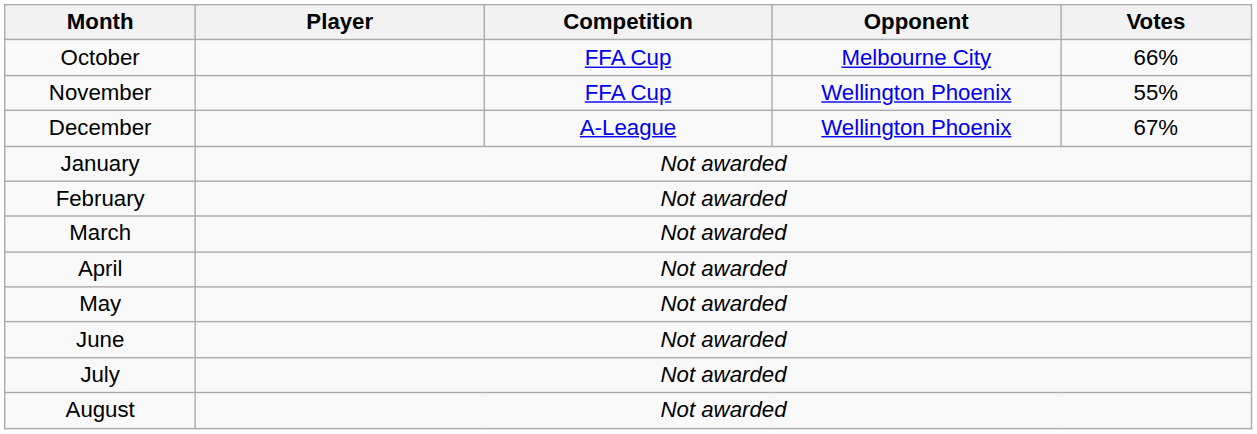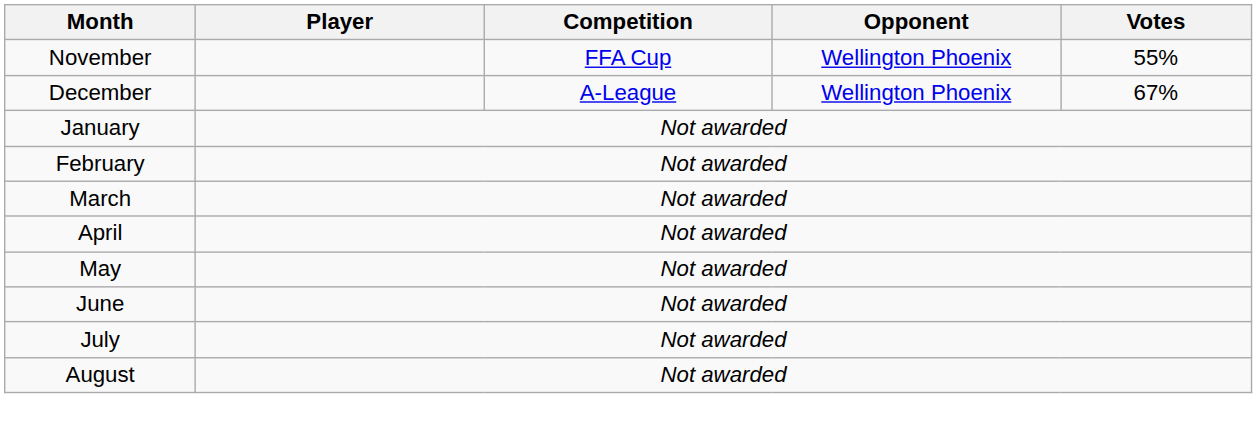- row: (100, 57)
